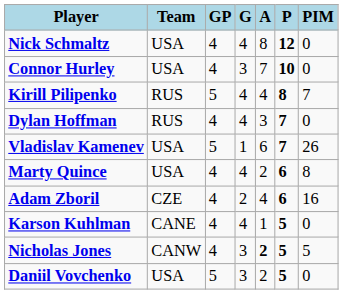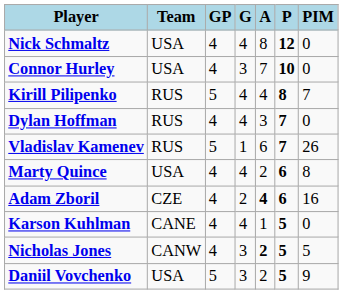(168, 146) USA -> (167, 146) RUS
(263, 198) normal -> (263, 198) bold
(306, 276) 0 -> (306, 276) 9
